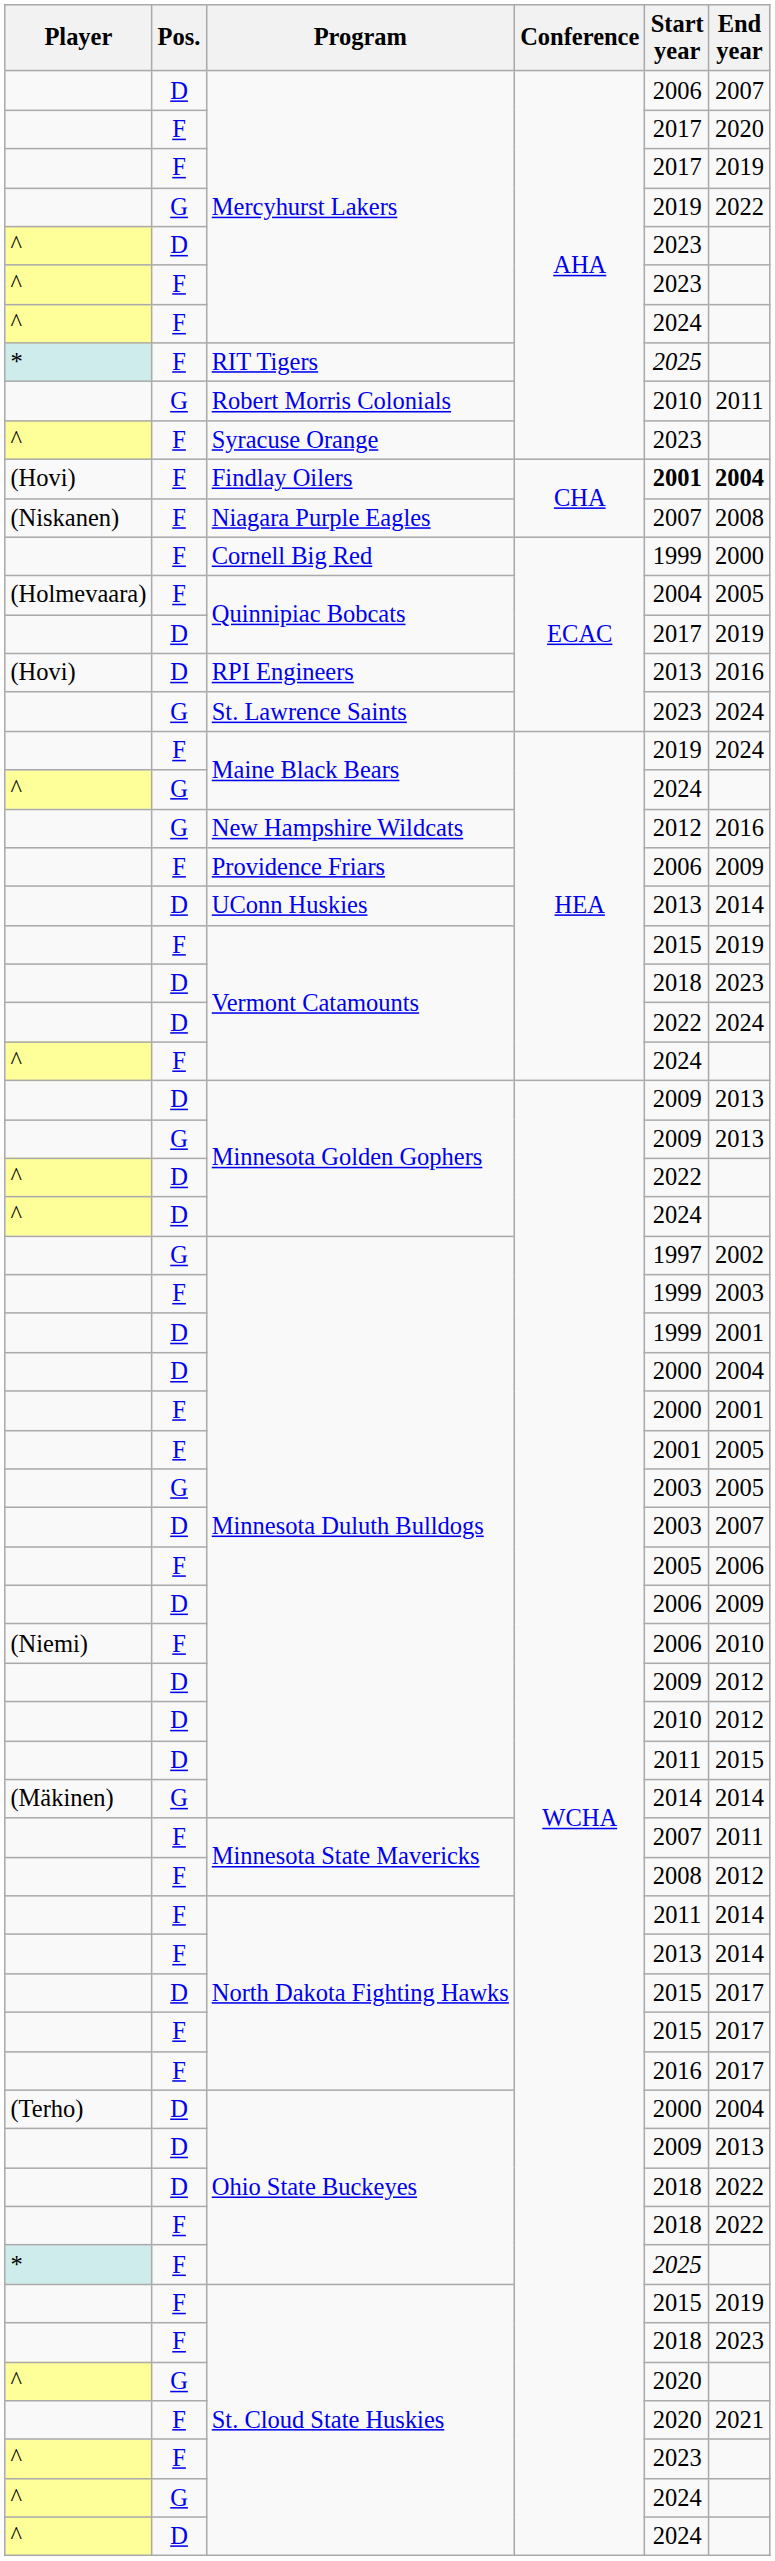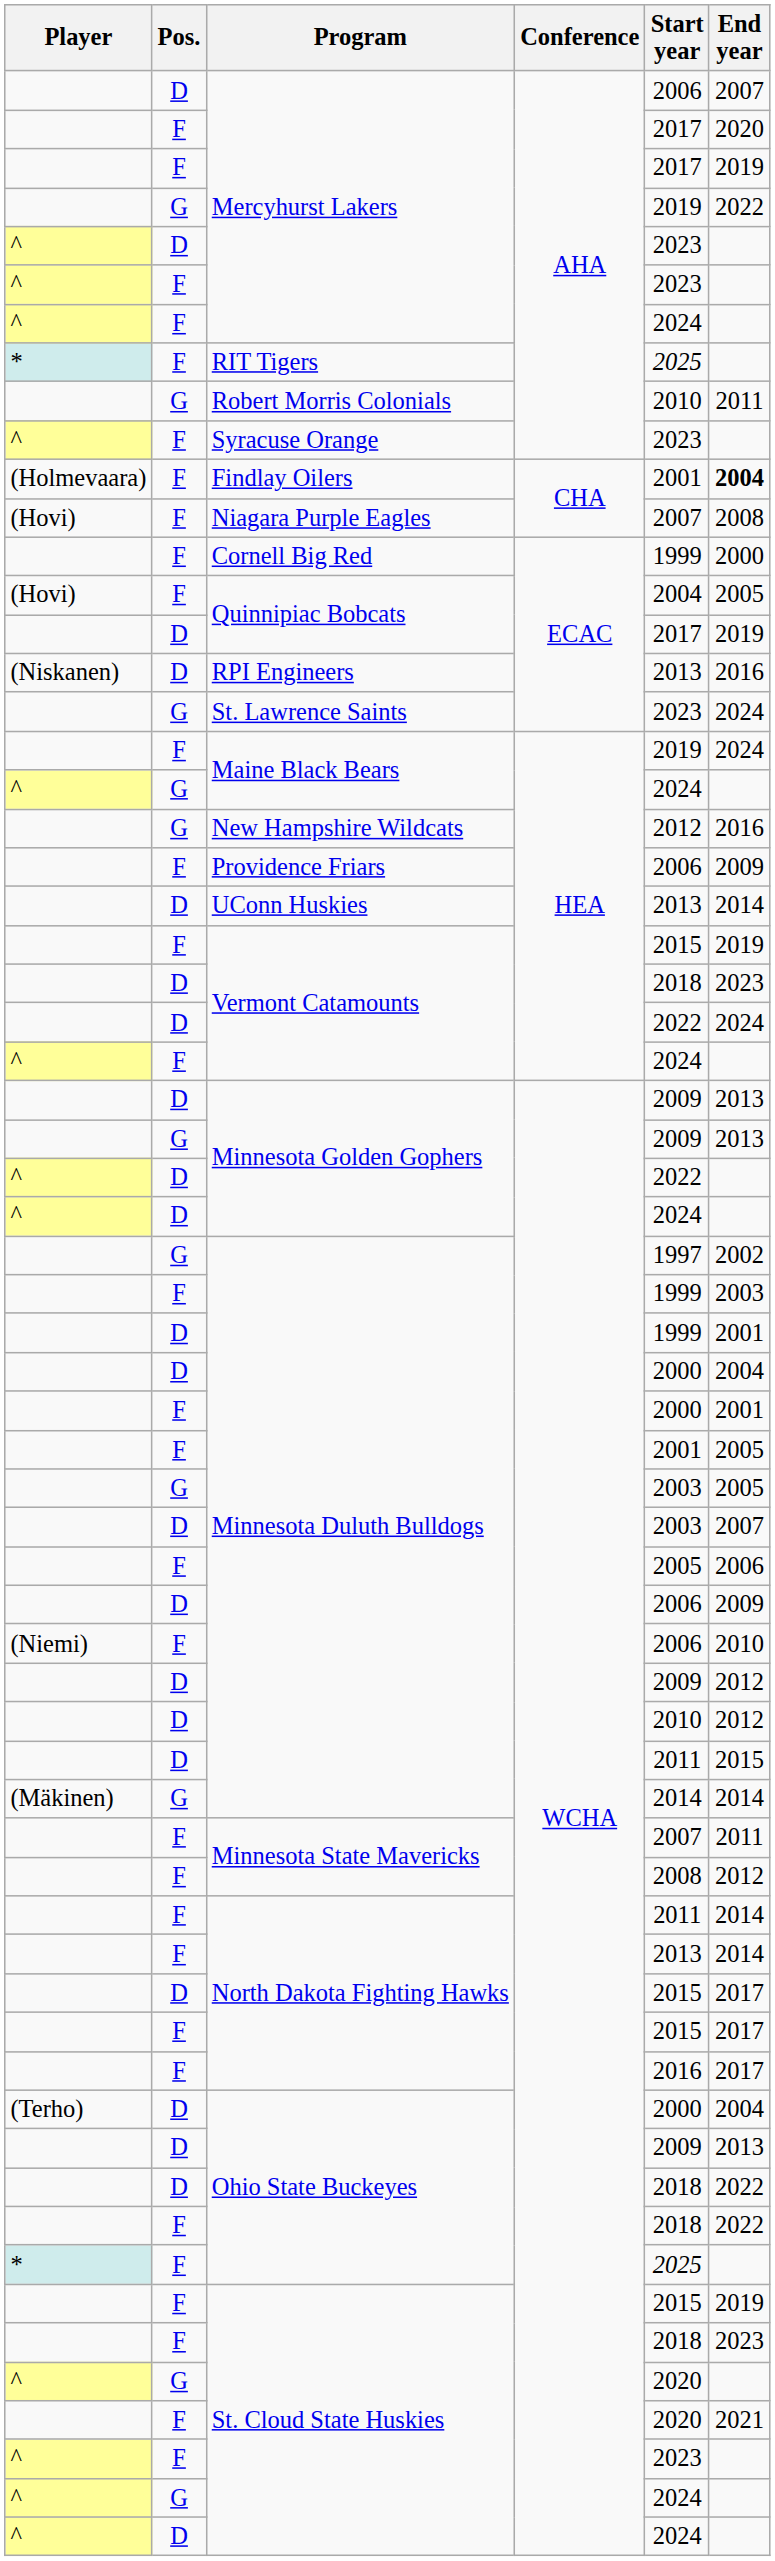(43, 478) (Hovi) -> (78, 478) (Holmevaara)
(677, 478) bold -> (677, 478) normal
(65, 517) (Niskanen) -> (43, 517) (Hovi)
(78, 594) (Holmevaara) -> (43, 594) (Hovi)
(43, 672) (Hovi) -> (65, 672) (Niskanen)
